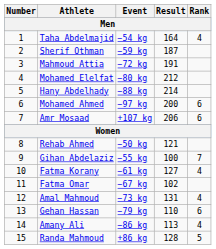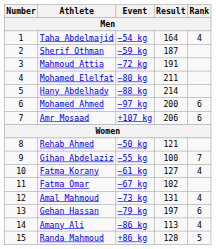(171, 78) 212 -> (171, 78) 211
(171, 211) 110 -> (171, 211) 197
